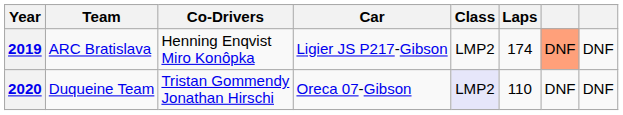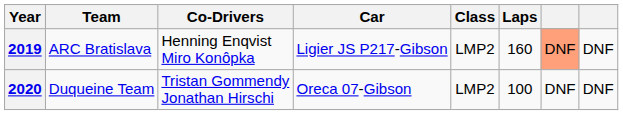(520, 49) 174 -> (520, 49) 160
(475, 90) lavender background -> (475, 90) no background
(520, 90) 110 -> (520, 90) 100
